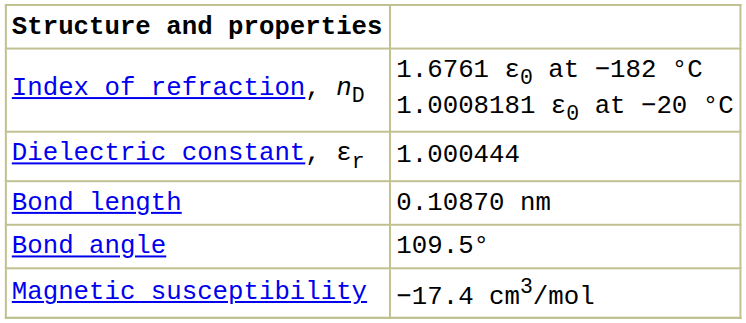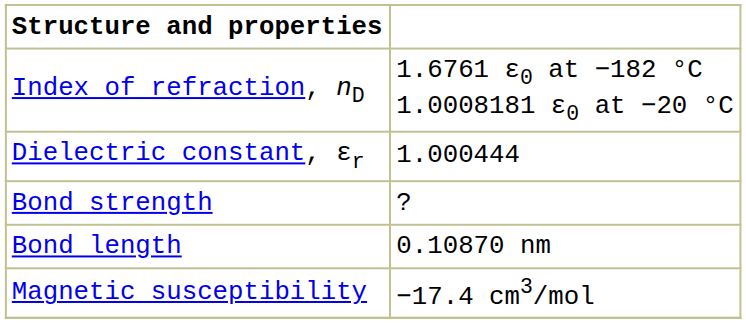+ row: (112, 203)
- row: (89, 246)
